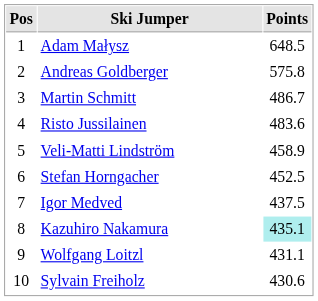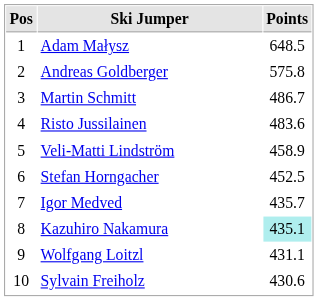(287, 202) 437.5 -> (287, 202) 435.7
